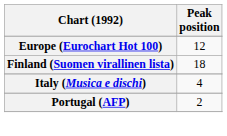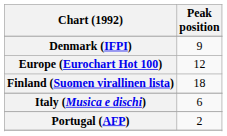+ row: (90, 45)
(199, 83) 4 -> (199, 102) 6
